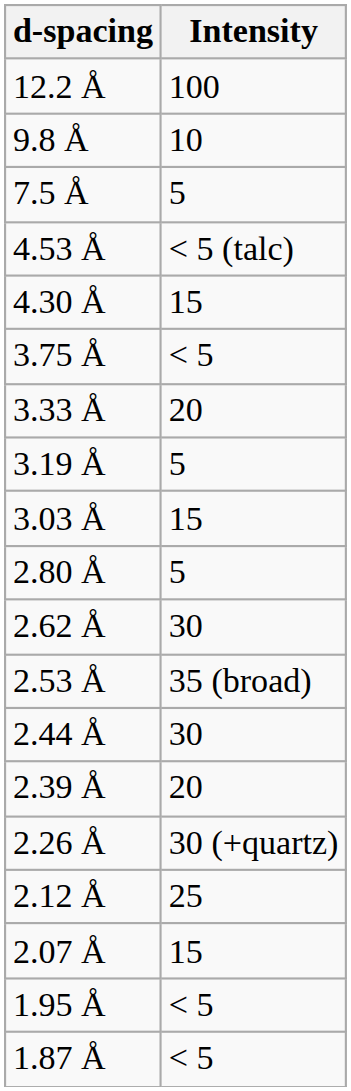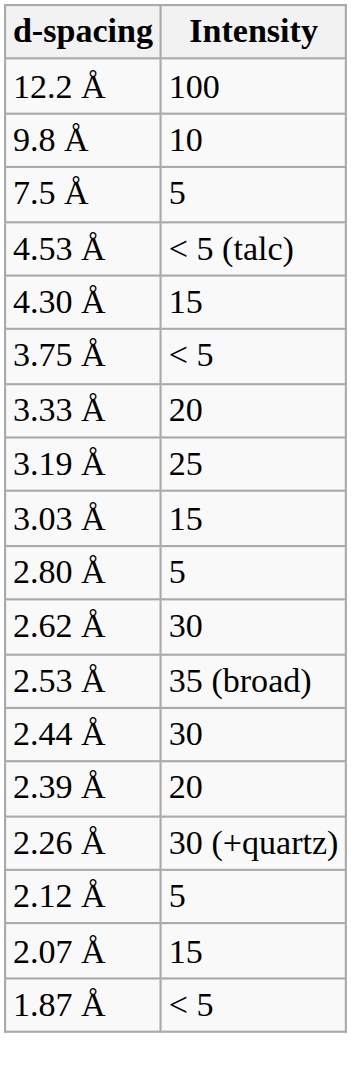(177, 463) 5 -> (186, 463) 25
(186, 896) 25 -> (177, 896) 5
- row: (59, 1004)
